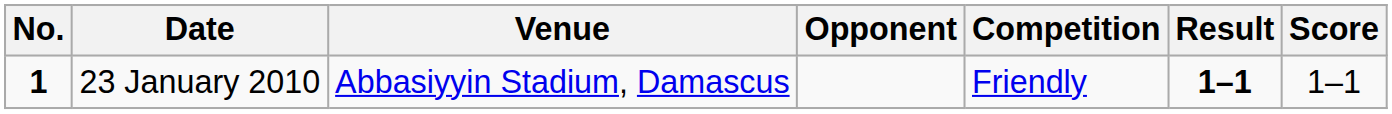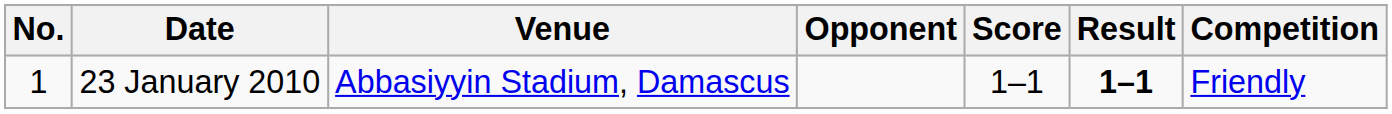columns swapped: (1334, 30) <-> (1066, 30)
(38, 81) bold -> (38, 81) normal
